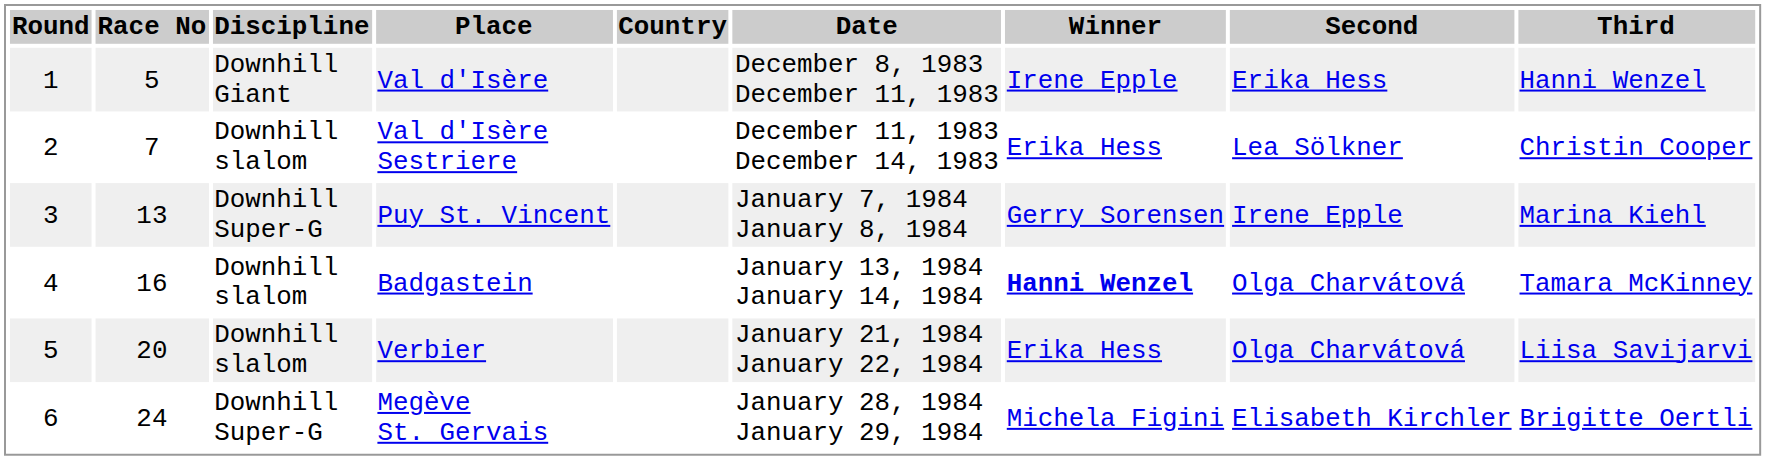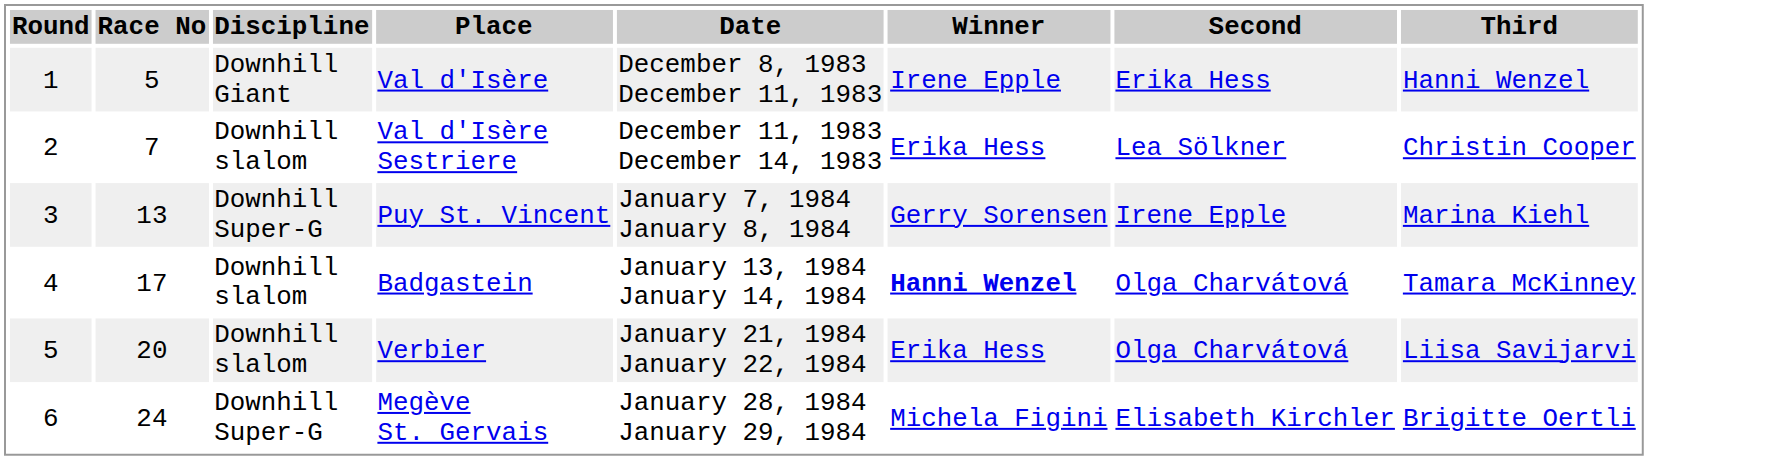- column: (673, 27)
(152, 283) 16 -> (152, 283) 17
